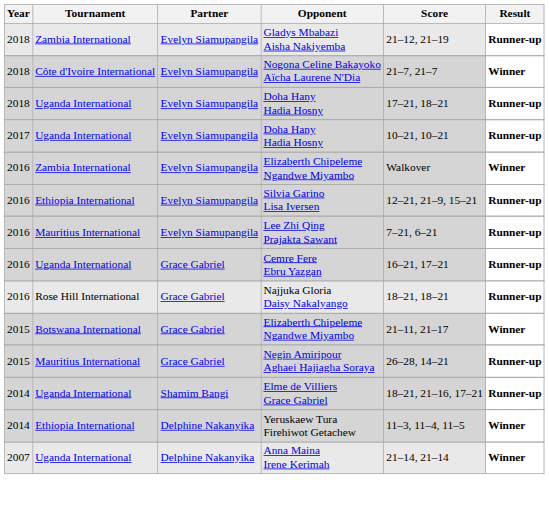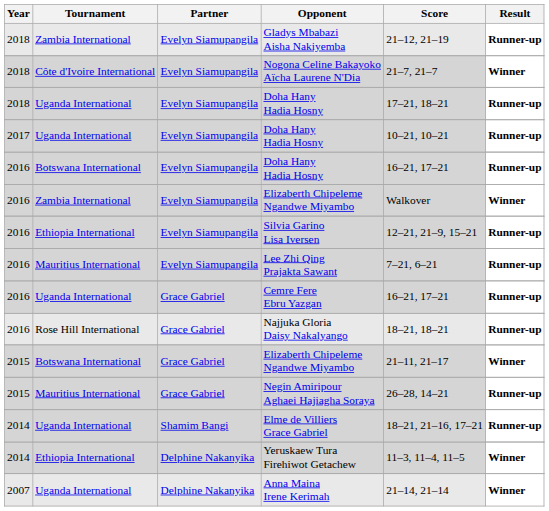+ row: (18, 168)
